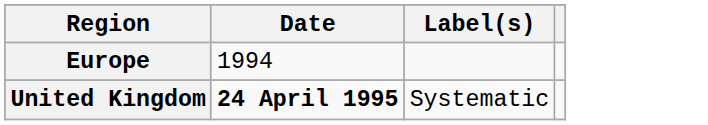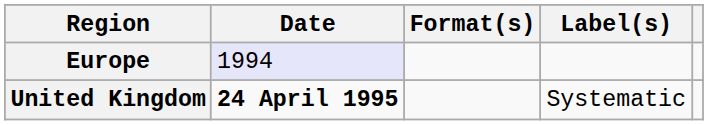+ column: (472, 24)
(245, 62) no background -> (245, 62) lavender background
